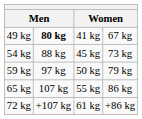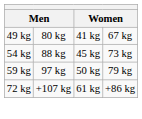(53, 36) bold -> (53, 36) normal
- row: (19, 88)
